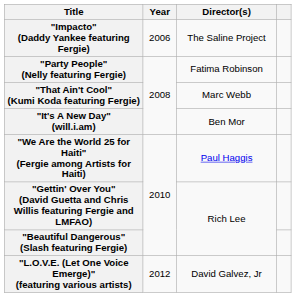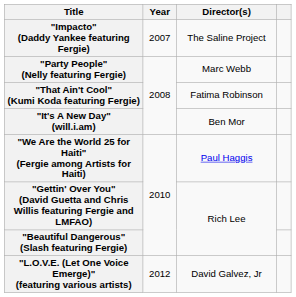(160, 38) 2006 -> (160, 38) 2007
(227, 69) Fatima Robinson -> (227, 69) Marc Webb
(227, 95) Marc Webb -> (227, 95) Fatima Robinson
